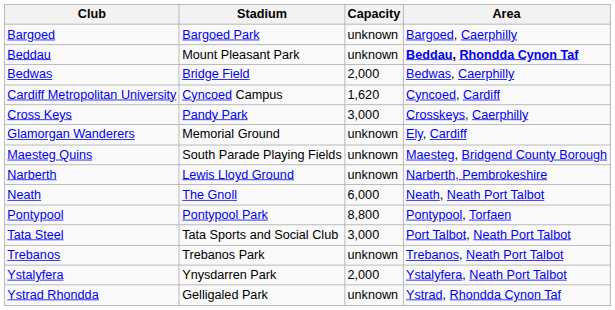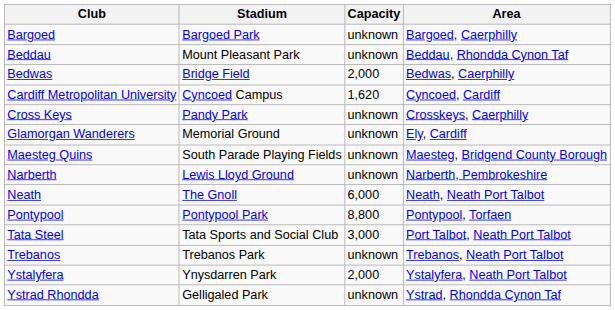(492, 54) bold -> (487, 54) normal
(363, 114) 3,000 -> (373, 114) unknown
